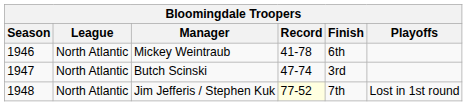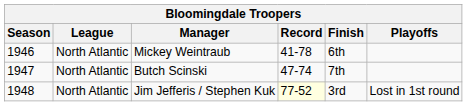(337, 71) 3rd -> (337, 71) 7th
(337, 91) 7th -> (337, 91) 3rd
